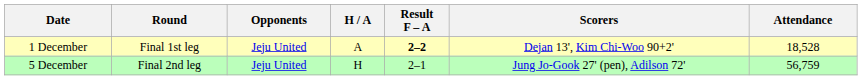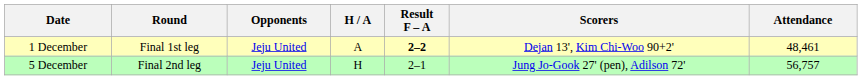(803, 46) 18,528 -> (803, 46) 48,461
(803, 65) 56,759 -> (803, 65) 56,757
